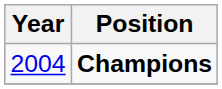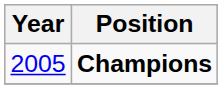(38, 63) 2004 -> (38, 63) 2005
